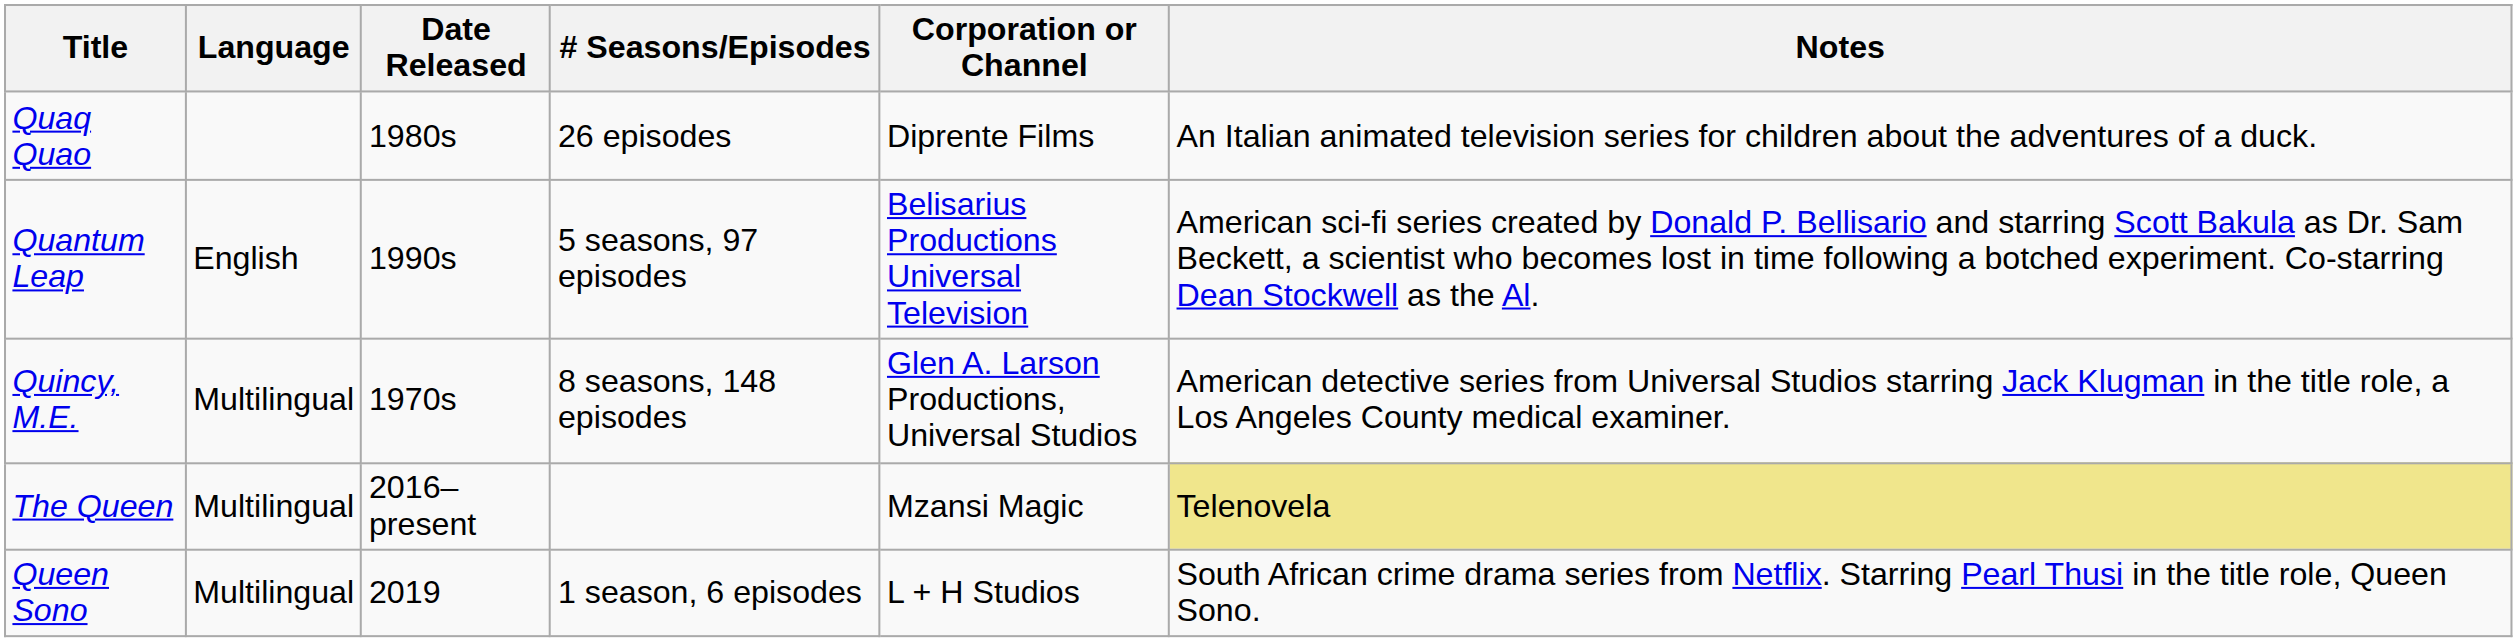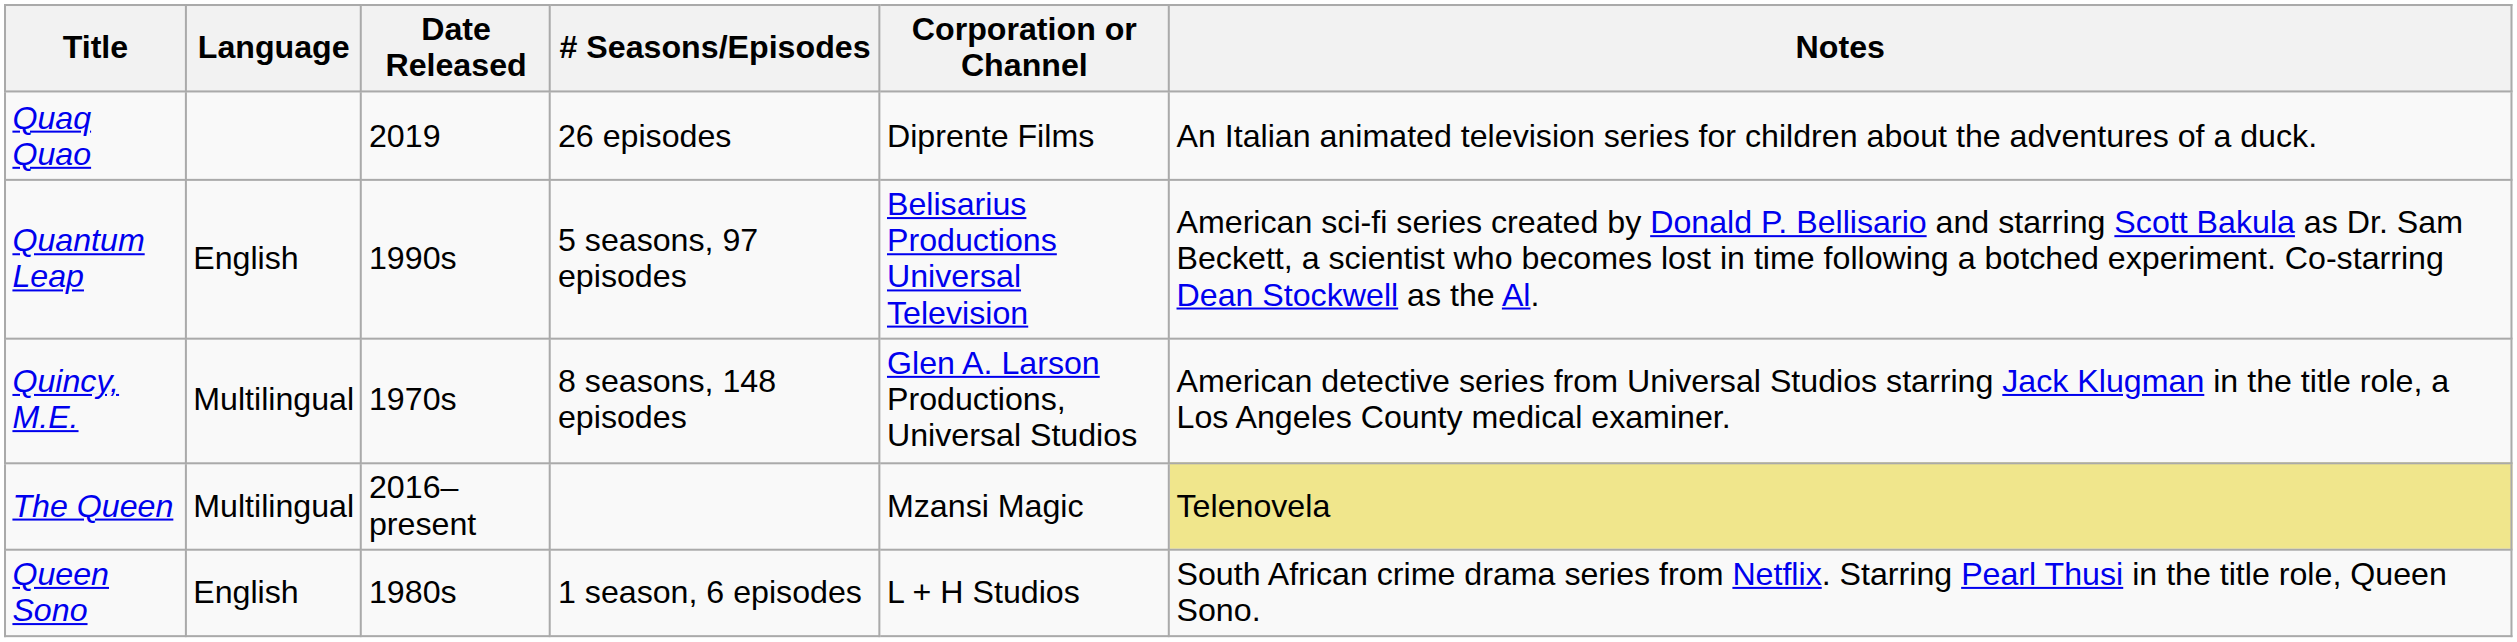(413, 135) 1980s -> (405, 135) 2019
(274, 592) Multilingual -> (246, 592) English
(405, 592) 2019 -> (413, 592) 1980s
